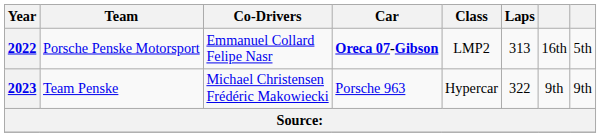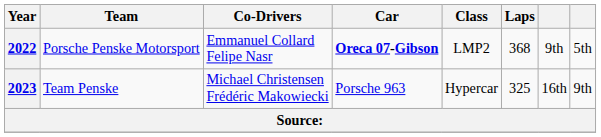(520, 48) 313 -> (520, 48) 368
(554, 48) 16th -> (554, 48) 9th
(520, 88) 322 -> (520, 88) 325
(554, 88) 9th -> (554, 88) 16th
